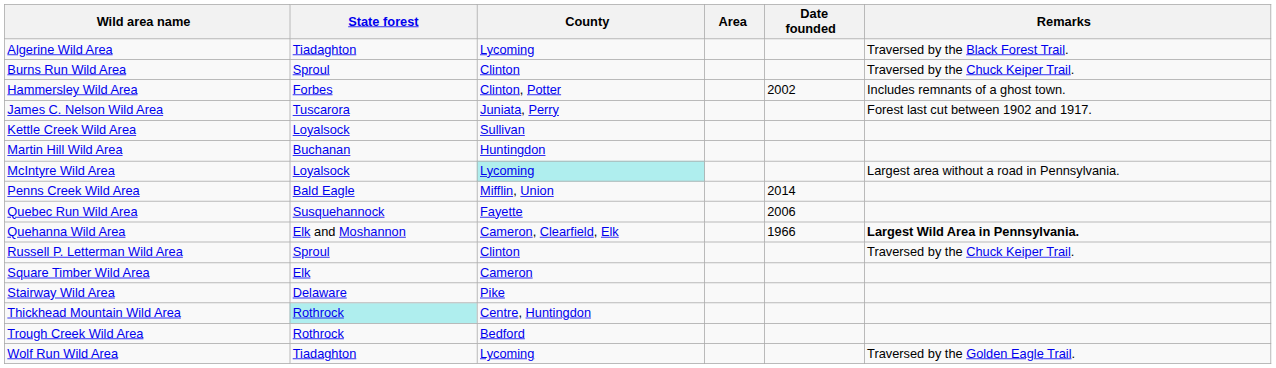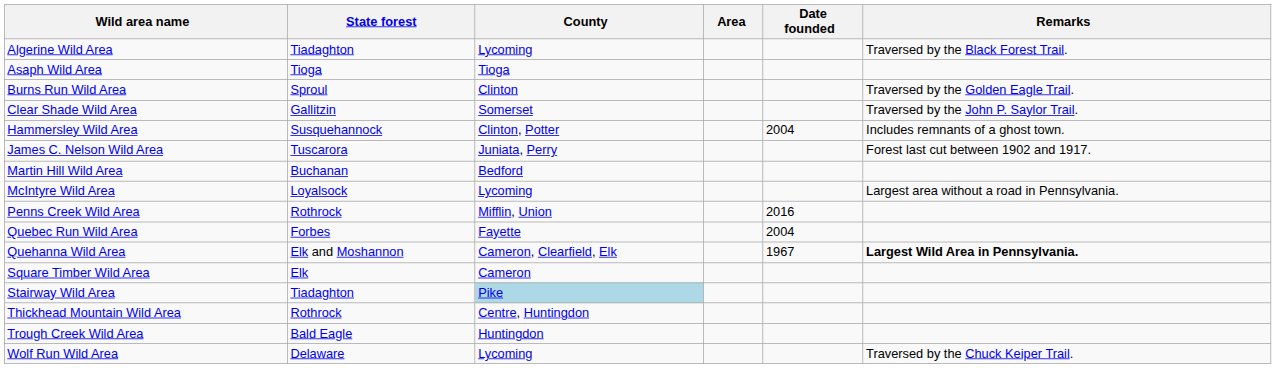+ row: (55, 69)
(971, 69) Traversed by the Chuck Keiper Trail. -> (970, 89) Traversed by the Golden Eagle Trail.
+ row: (72, 110)
(313, 89) Forbes -> (336, 130) Susquehannock
(781, 89) 2002 -> (780, 130) 2004
- row: (72, 130)
(513, 150) Huntingdon -> (501, 171) Bedford
(507, 171) paleturquoise background -> (505, 191) no background
(324, 191) Bald Eagle -> (316, 211) Rothrock
(781, 191) 2014 -> (780, 211) 2016
(339, 211) Susquehannock -> (310, 232) Forbes
(781, 211) 2006 -> (780, 232) 2004
(781, 232) 1966 -> (780, 252) 1967
- row: (95, 252)
(320, 292) Delaware -> (322, 292) Tiadaghton
(492, 292) no background -> (491, 292) lightblue background
(318, 313) paleturquoise background -> (316, 313) no background
(318, 333) Rothrock -> (321, 333) Bald Eagle
(502, 333) Bedford -> (511, 333) Huntingdon
(324, 353) Tiadaghton -> (317, 353) Delaware
(971, 353) Traversed by the Golden Eagle Trail. -> (970, 353) Traversed by the Chuck Keiper Trail.
